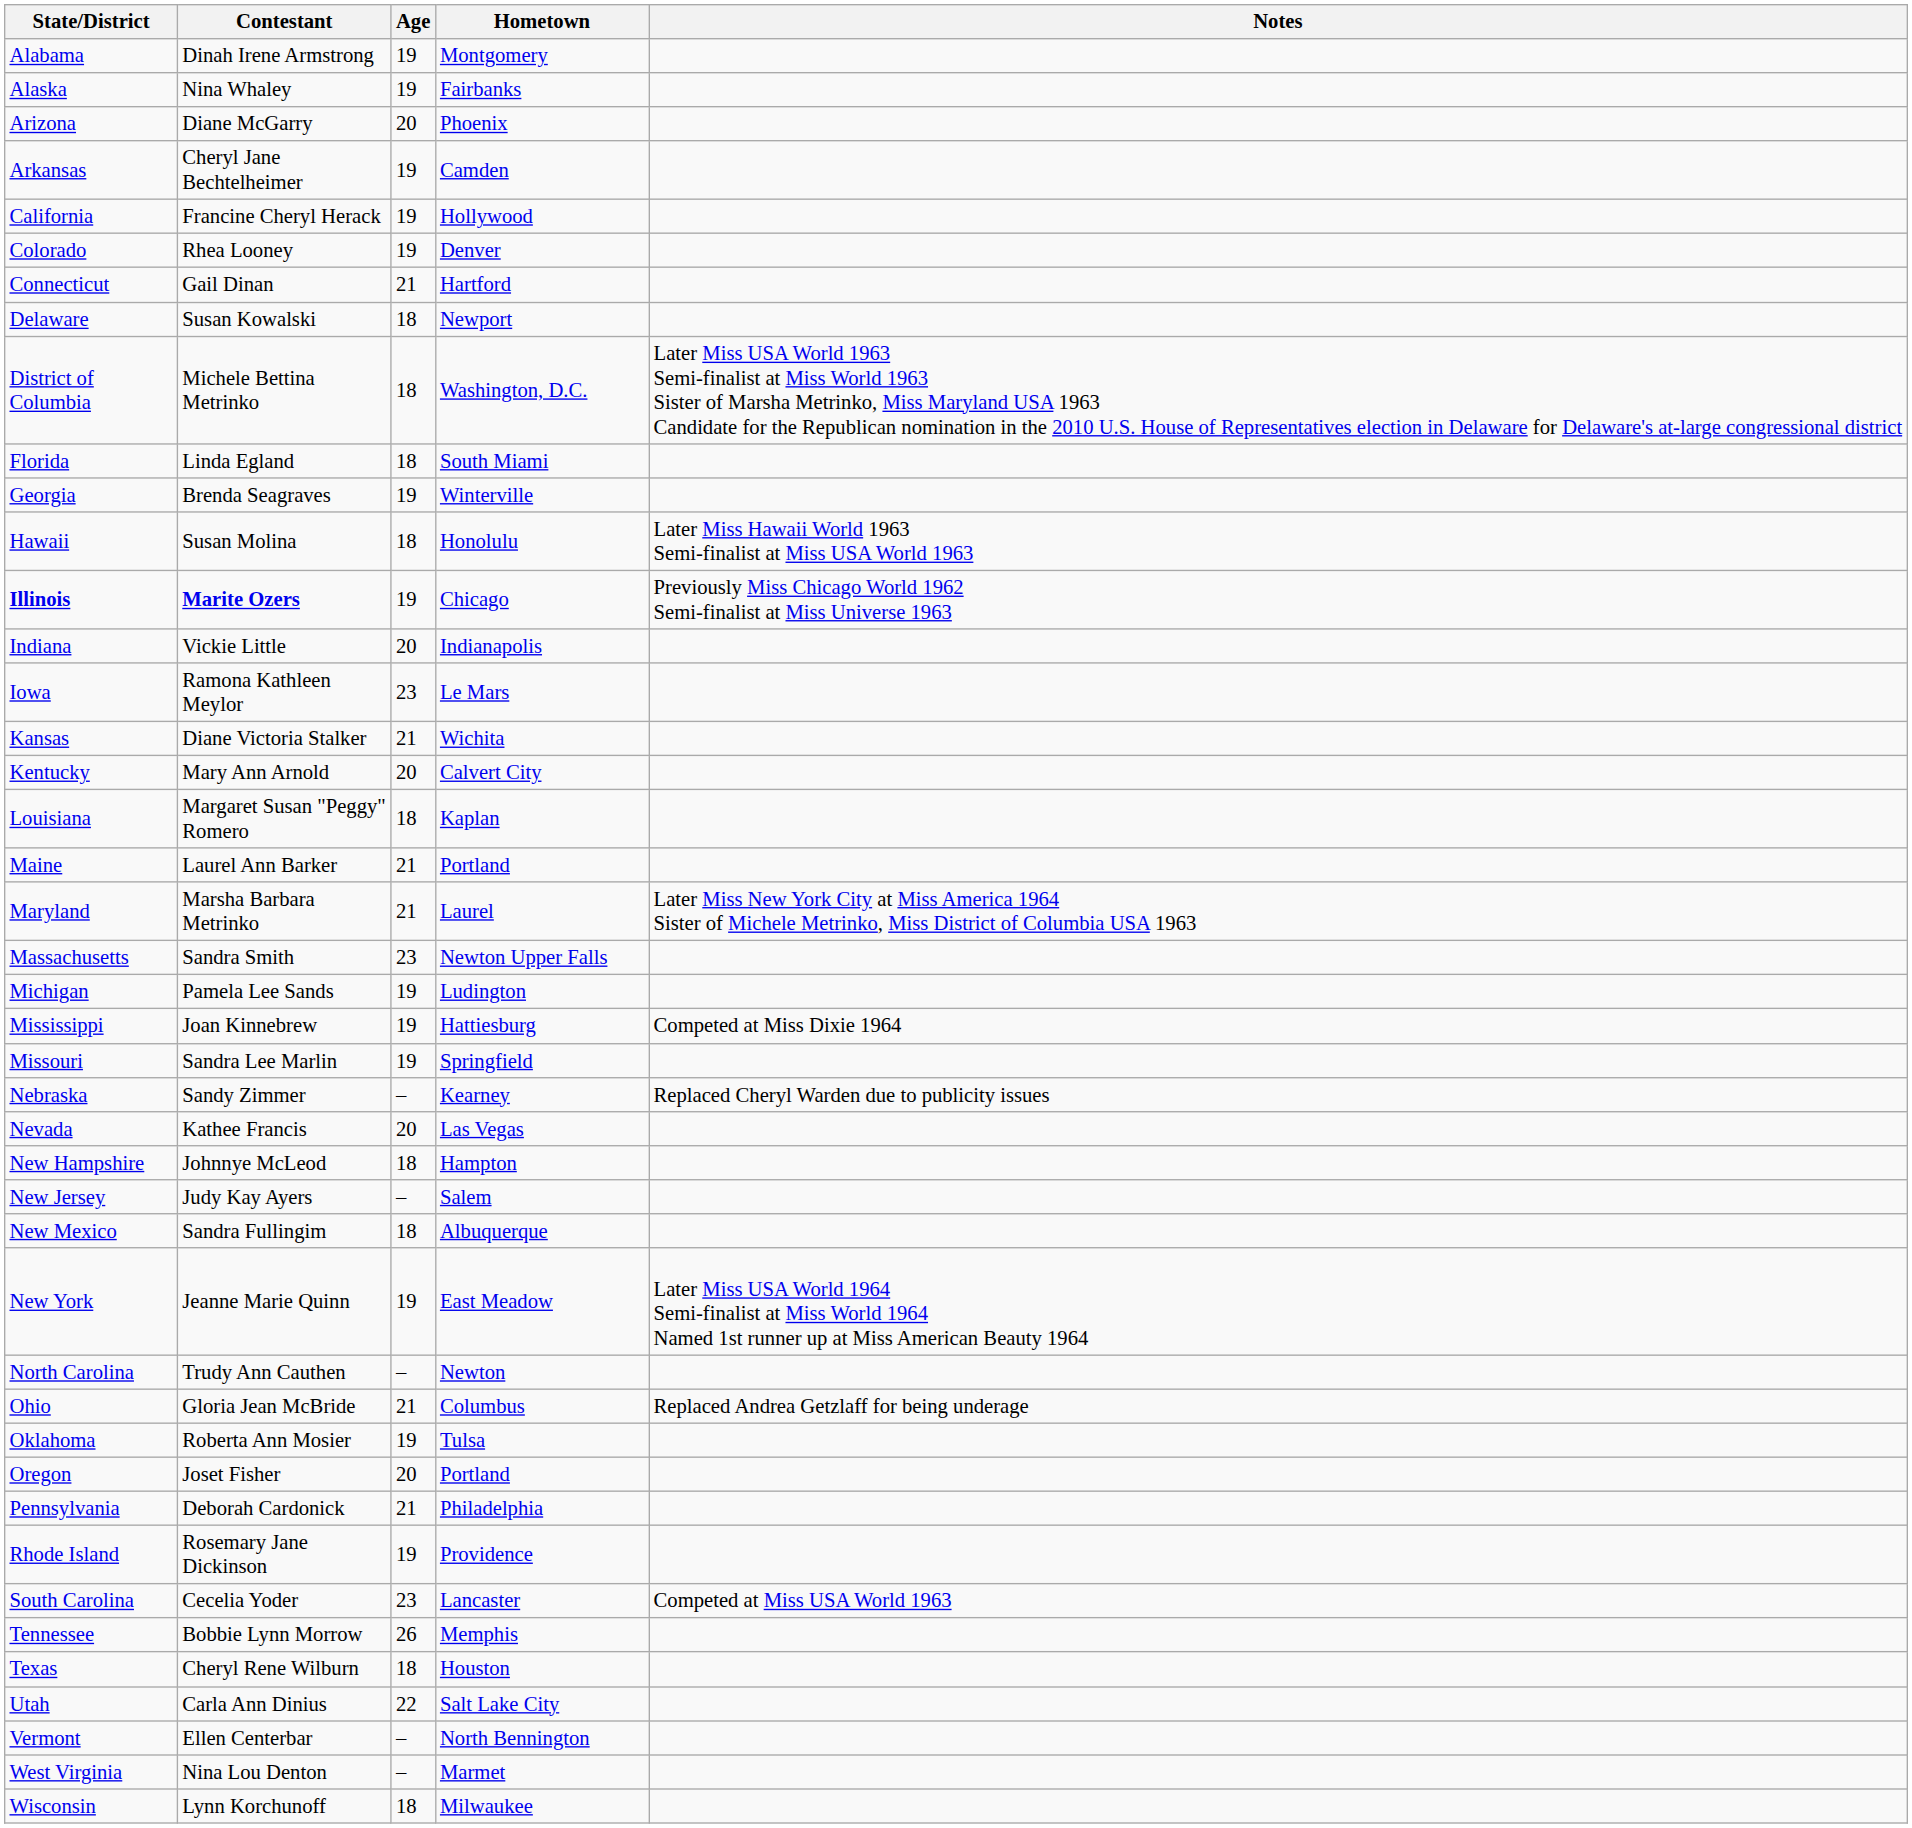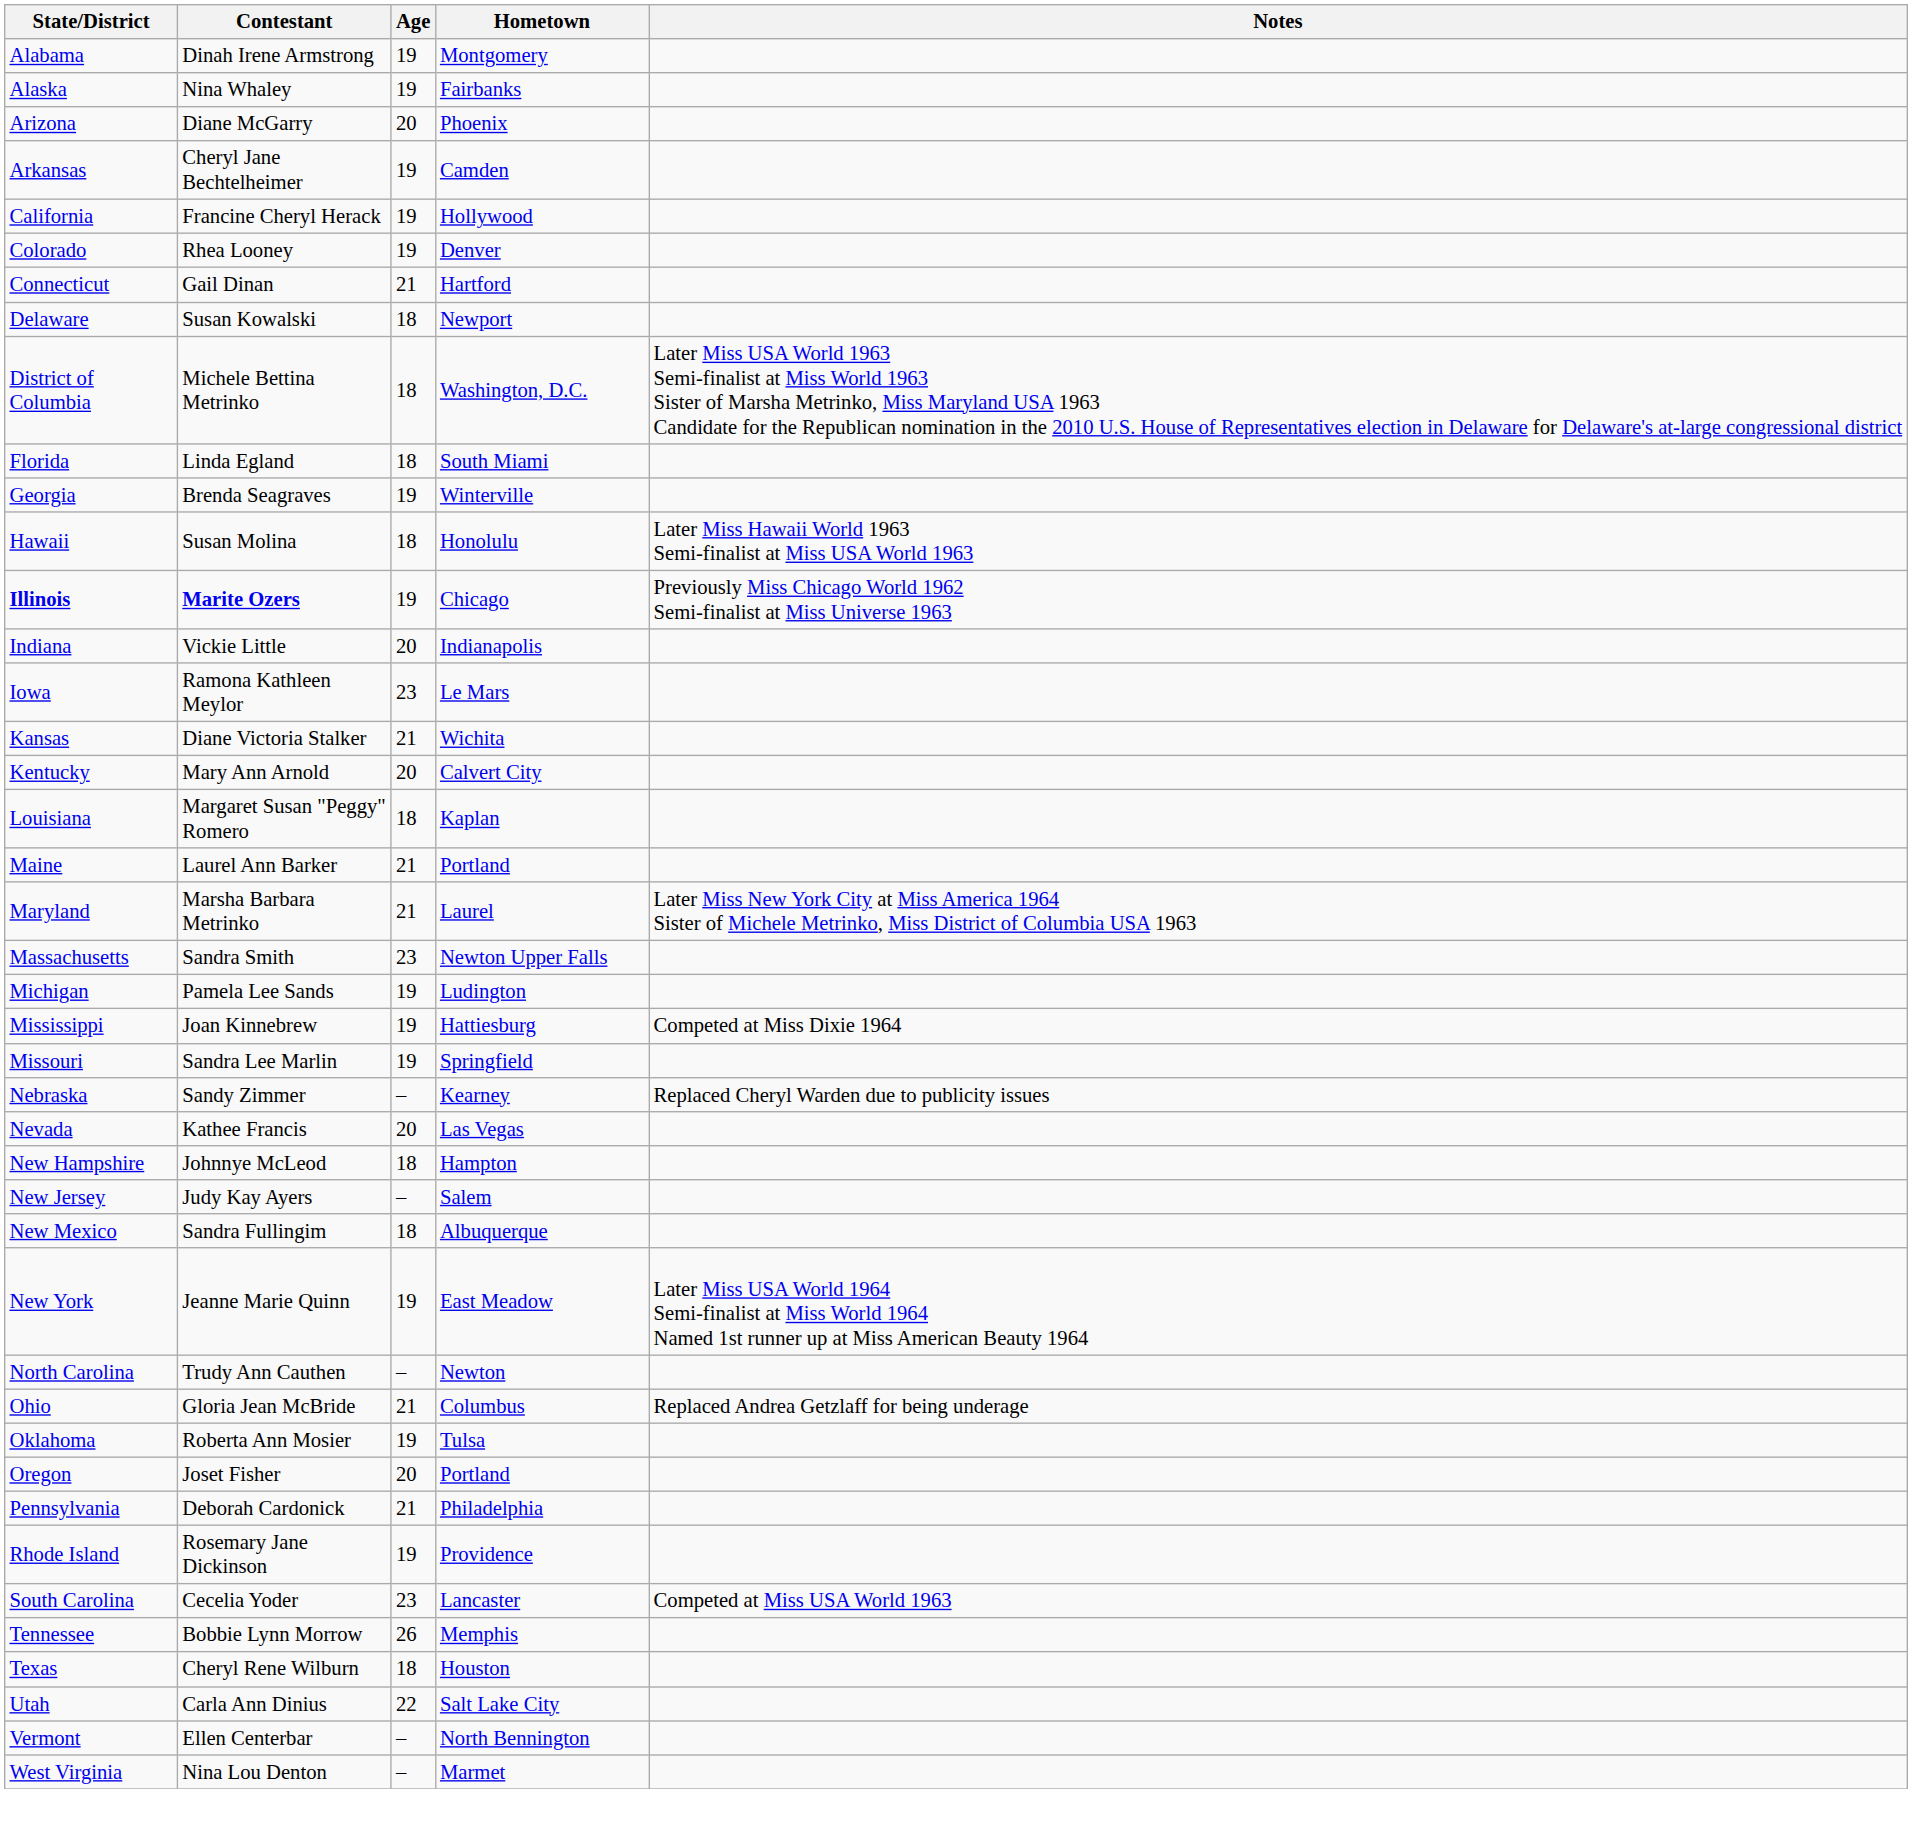- row: (53, 1805)
